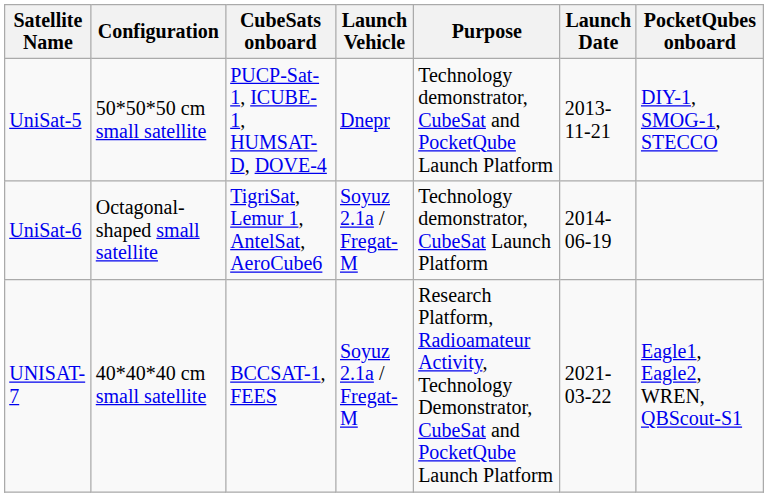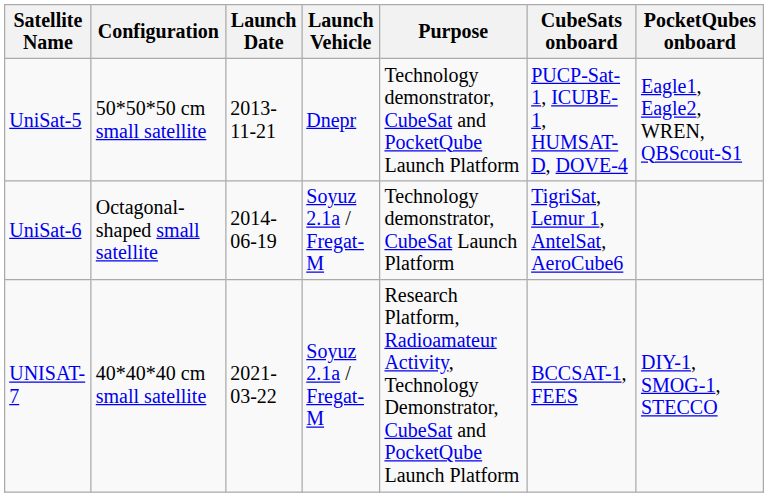columns swapped: (598, 31) <-> (280, 31)
(681, 119) DIY-1, SMOG-1, STECCO -> (692, 119) Eagle1, Eagle2, WREN, QBScout-S1
(692, 385) Eagle1, Eagle2, WREN, QBScout-S1 -> (681, 385) DIY-1, SMOG-1, STECCO
